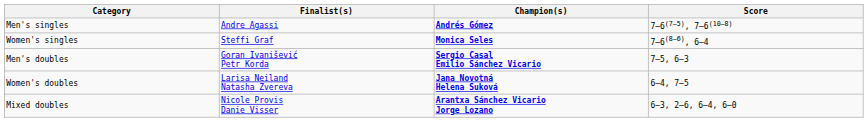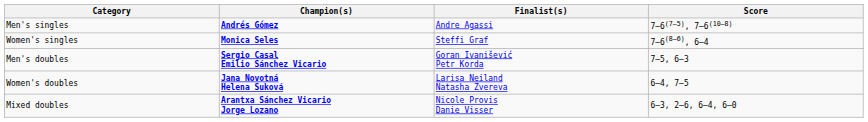columns swapped: (541, 11) <-> (326, 11)
